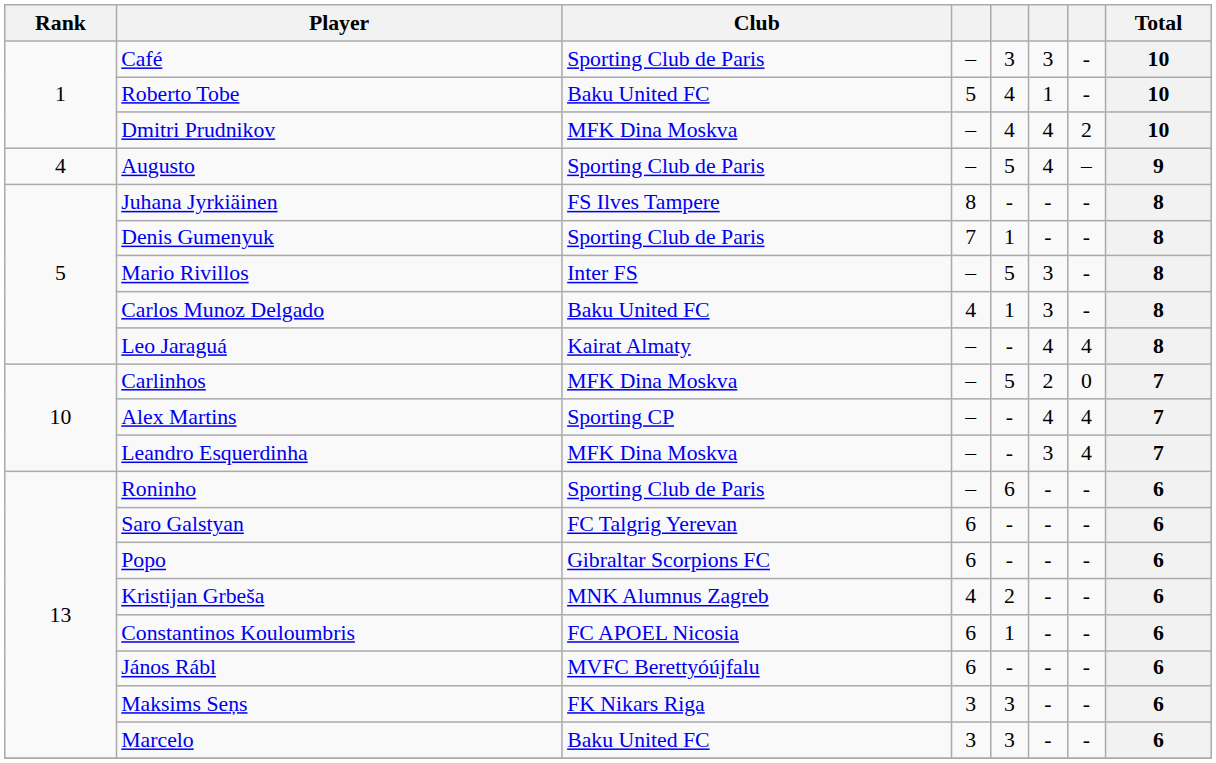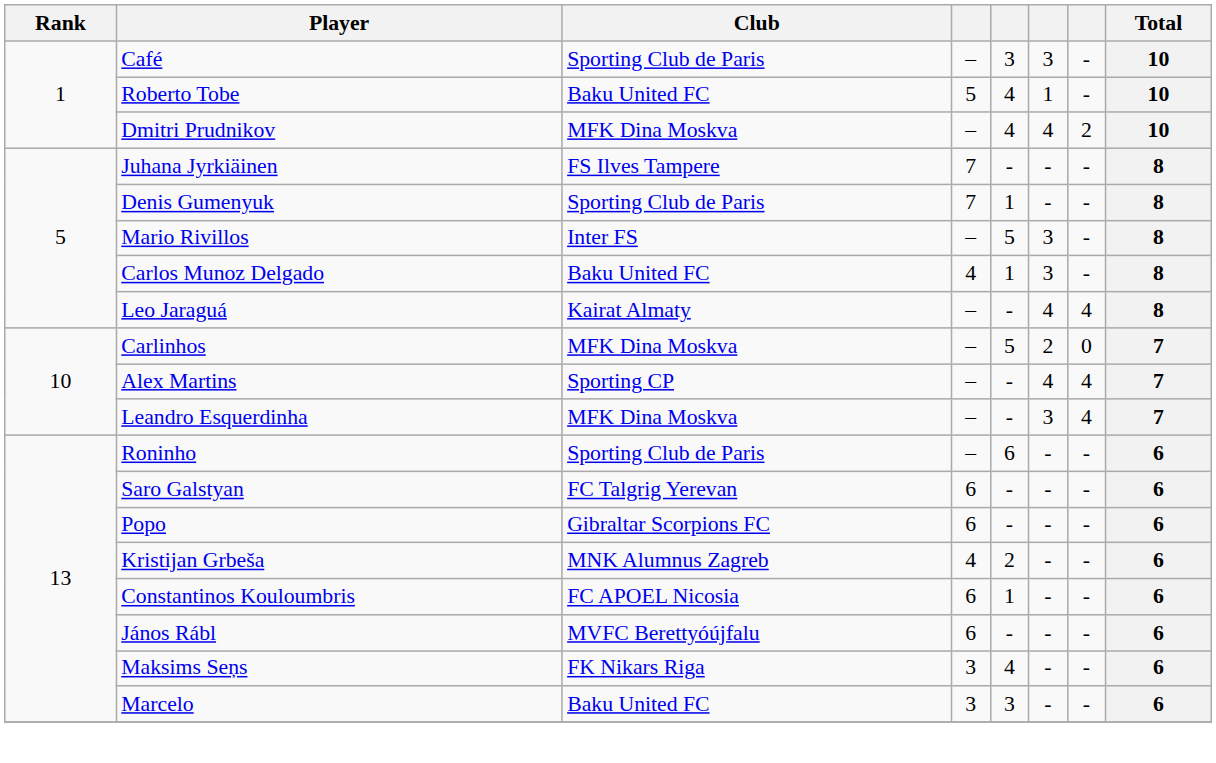- row: (158, 166)
(971, 202) 8 -> (971, 166) 7
(1009, 704) 3 -> (1009, 668) 4
